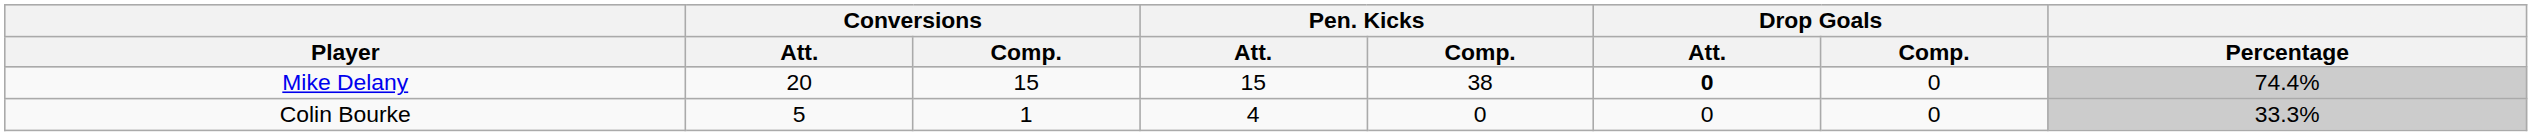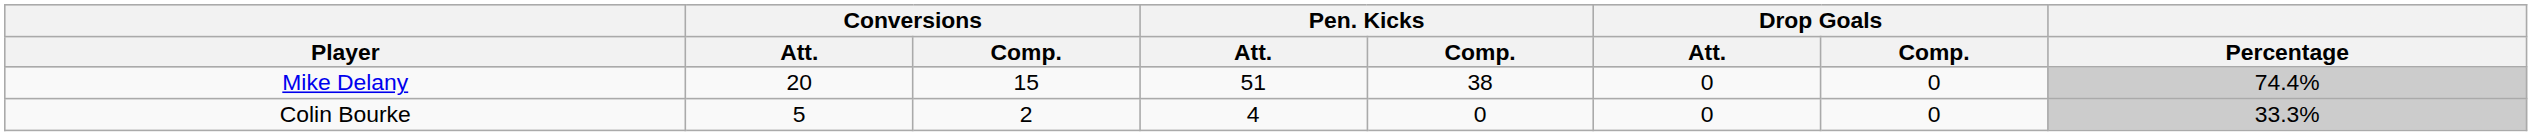(1253, 83) 15 -> (1253, 83) 51
(1707, 83) bold -> (1707, 83) normal
(1026, 114) 1 -> (1026, 114) 2
